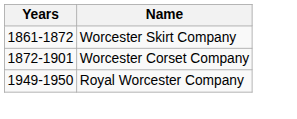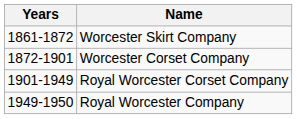+ row: (184, 80)
